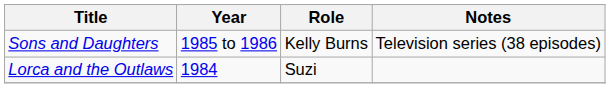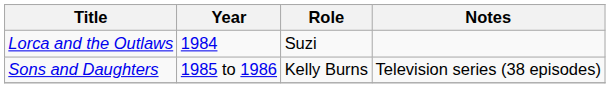rows swapped: (91, 69) <-> (83, 43)
